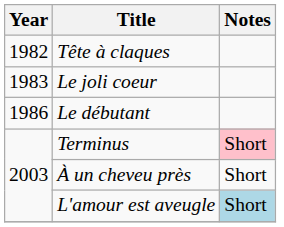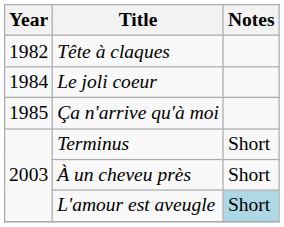(29, 81) 1983 -> (29, 81) 1984
+ row: (138, 112)
- row: (104, 112)
(245, 143) pink background -> (249, 143) no background
